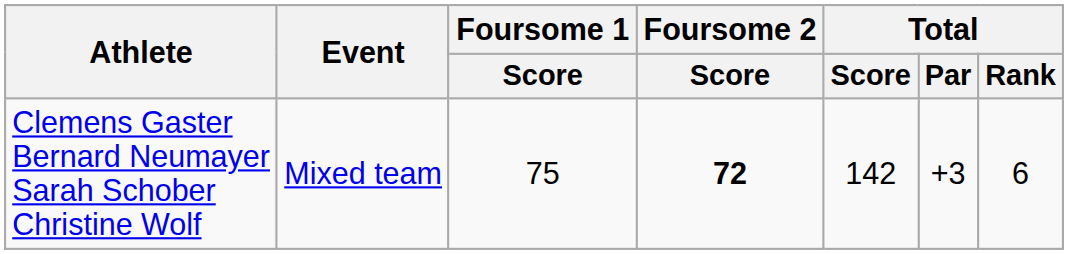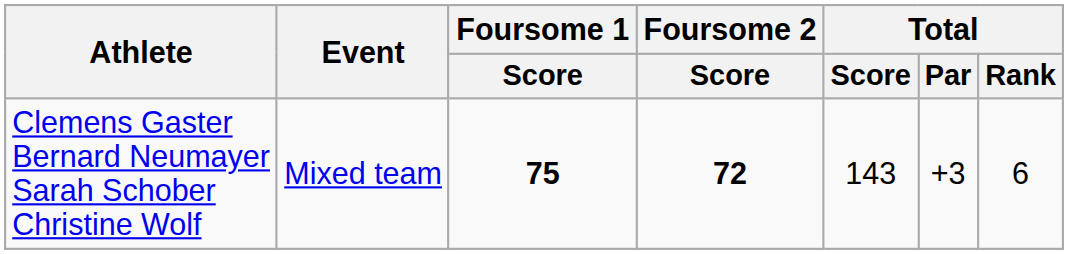(543, 174) normal -> (543, 174) bold
(871, 174) 142 -> (871, 174) 143
